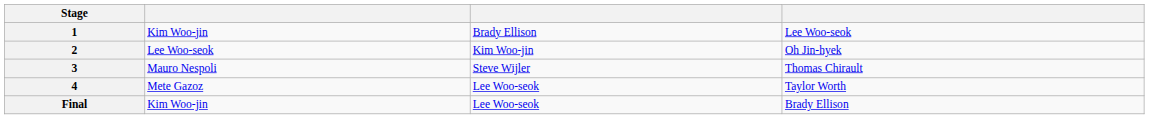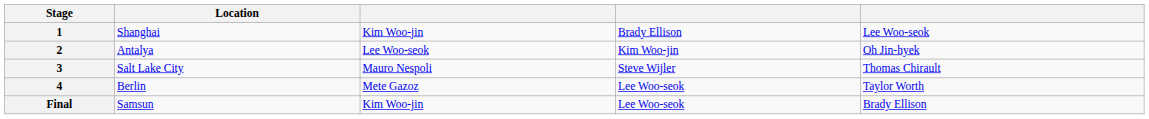+ column: (237, 13)
